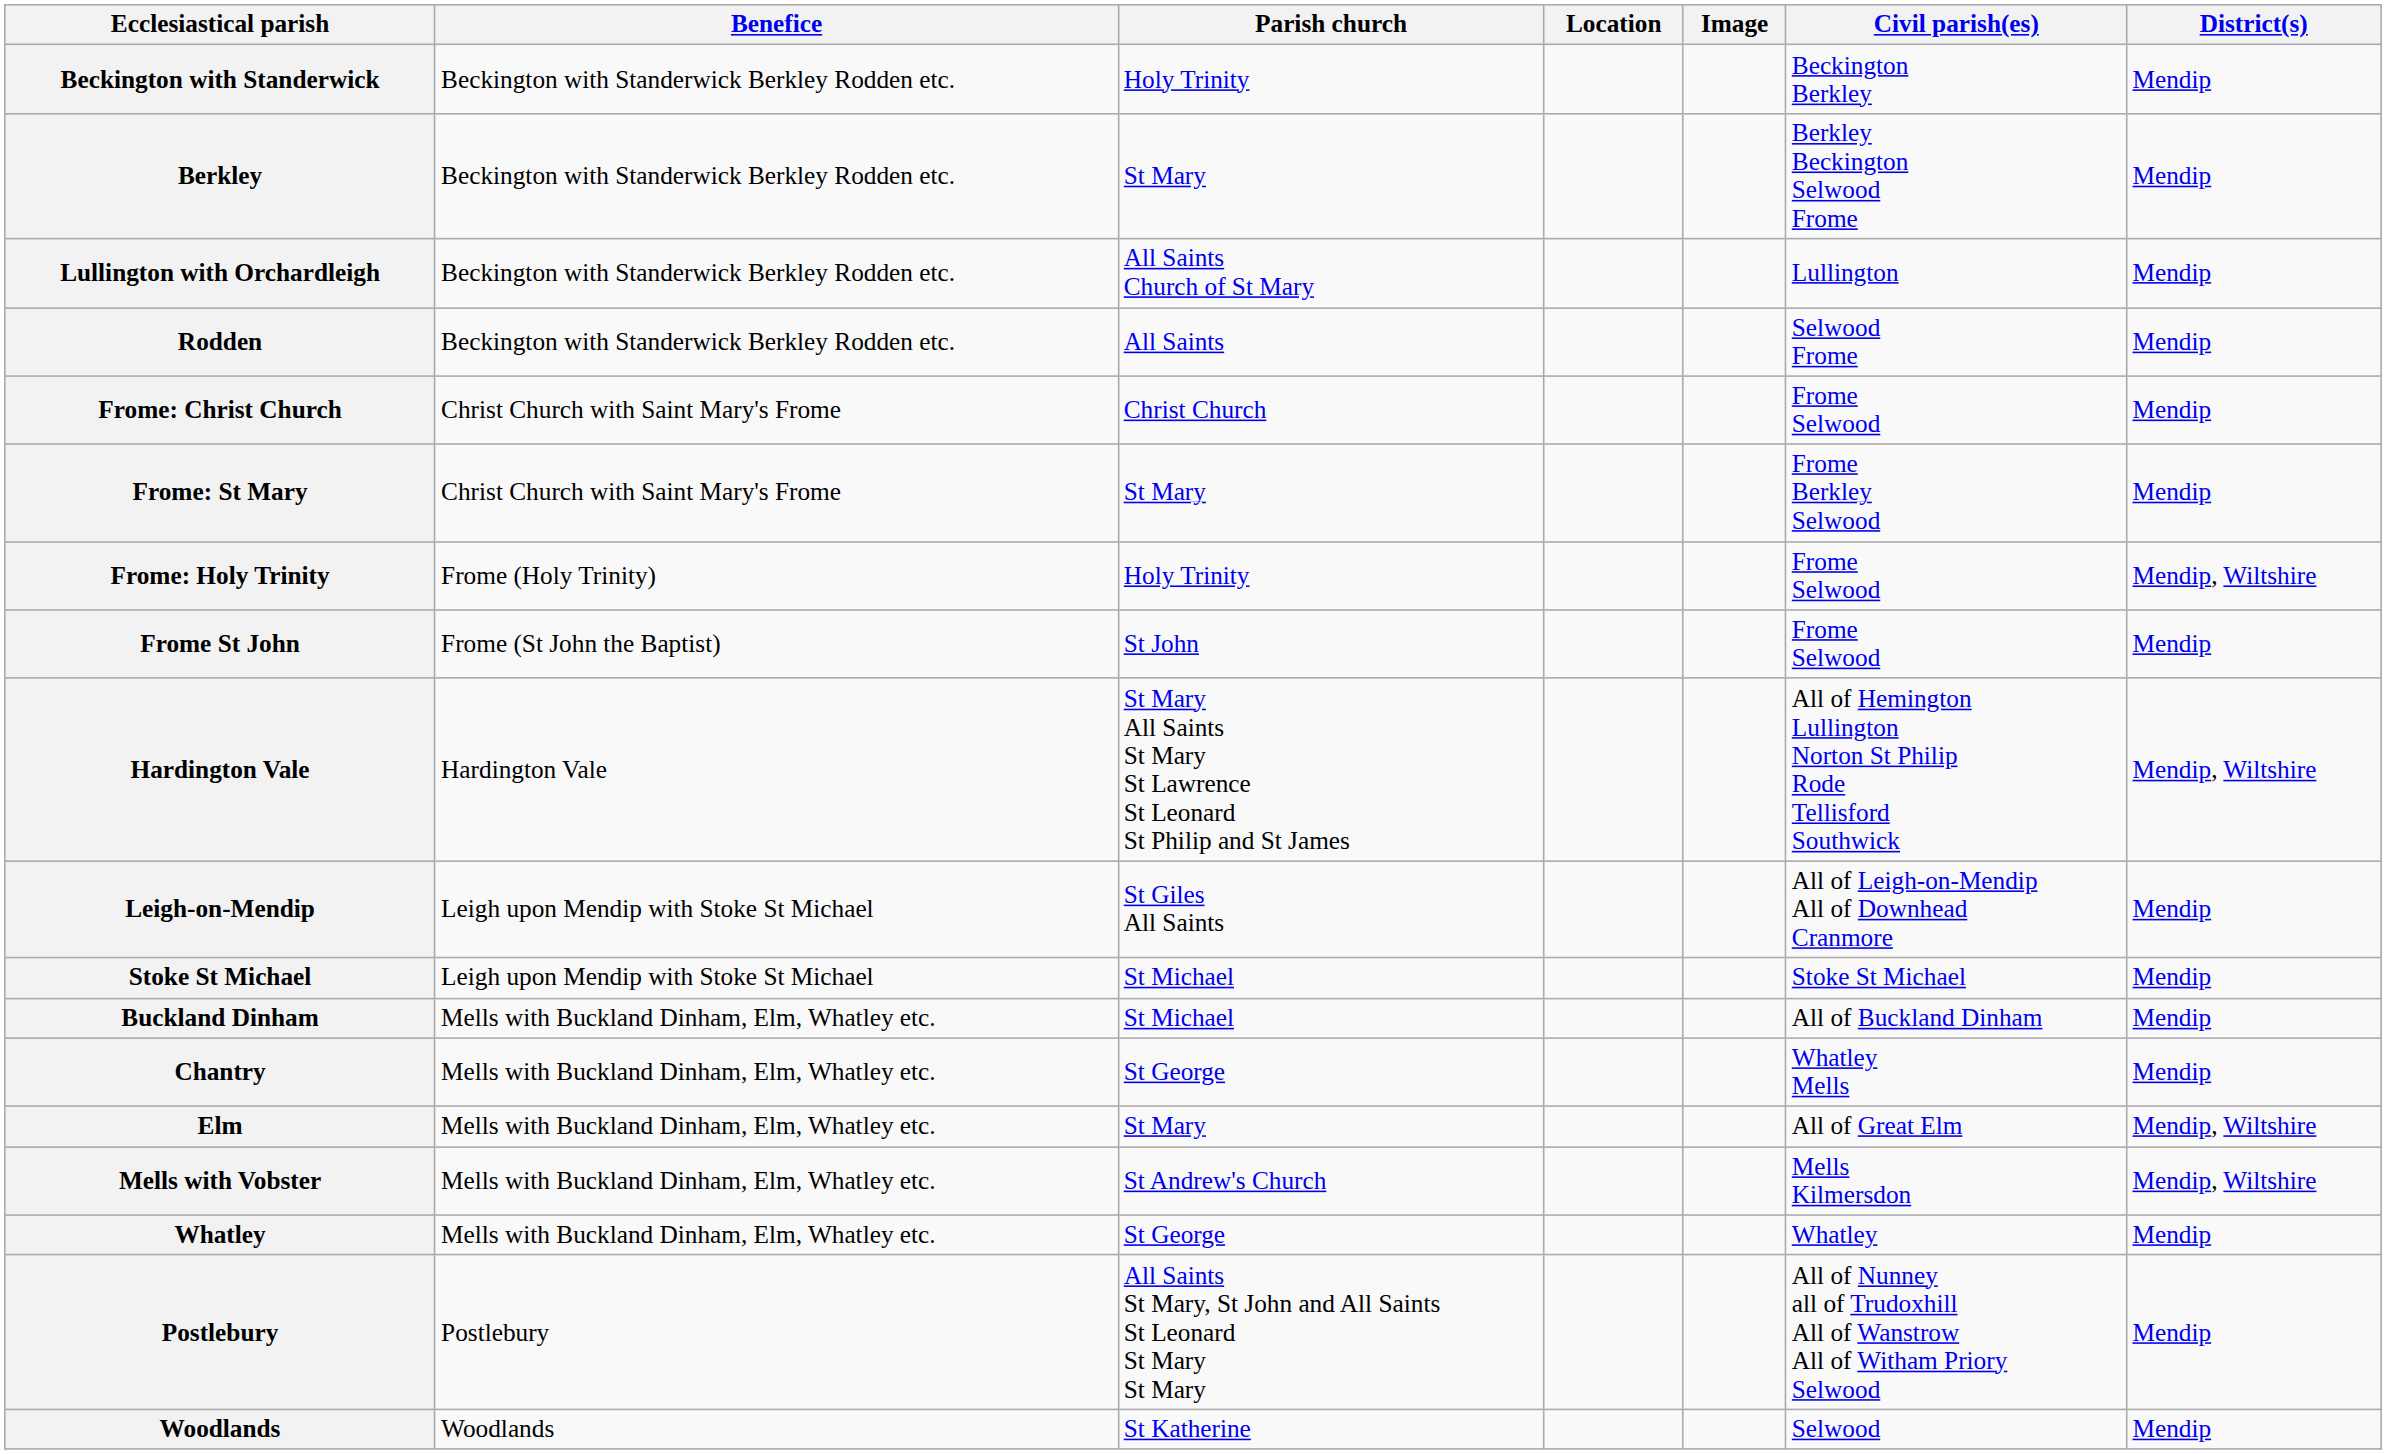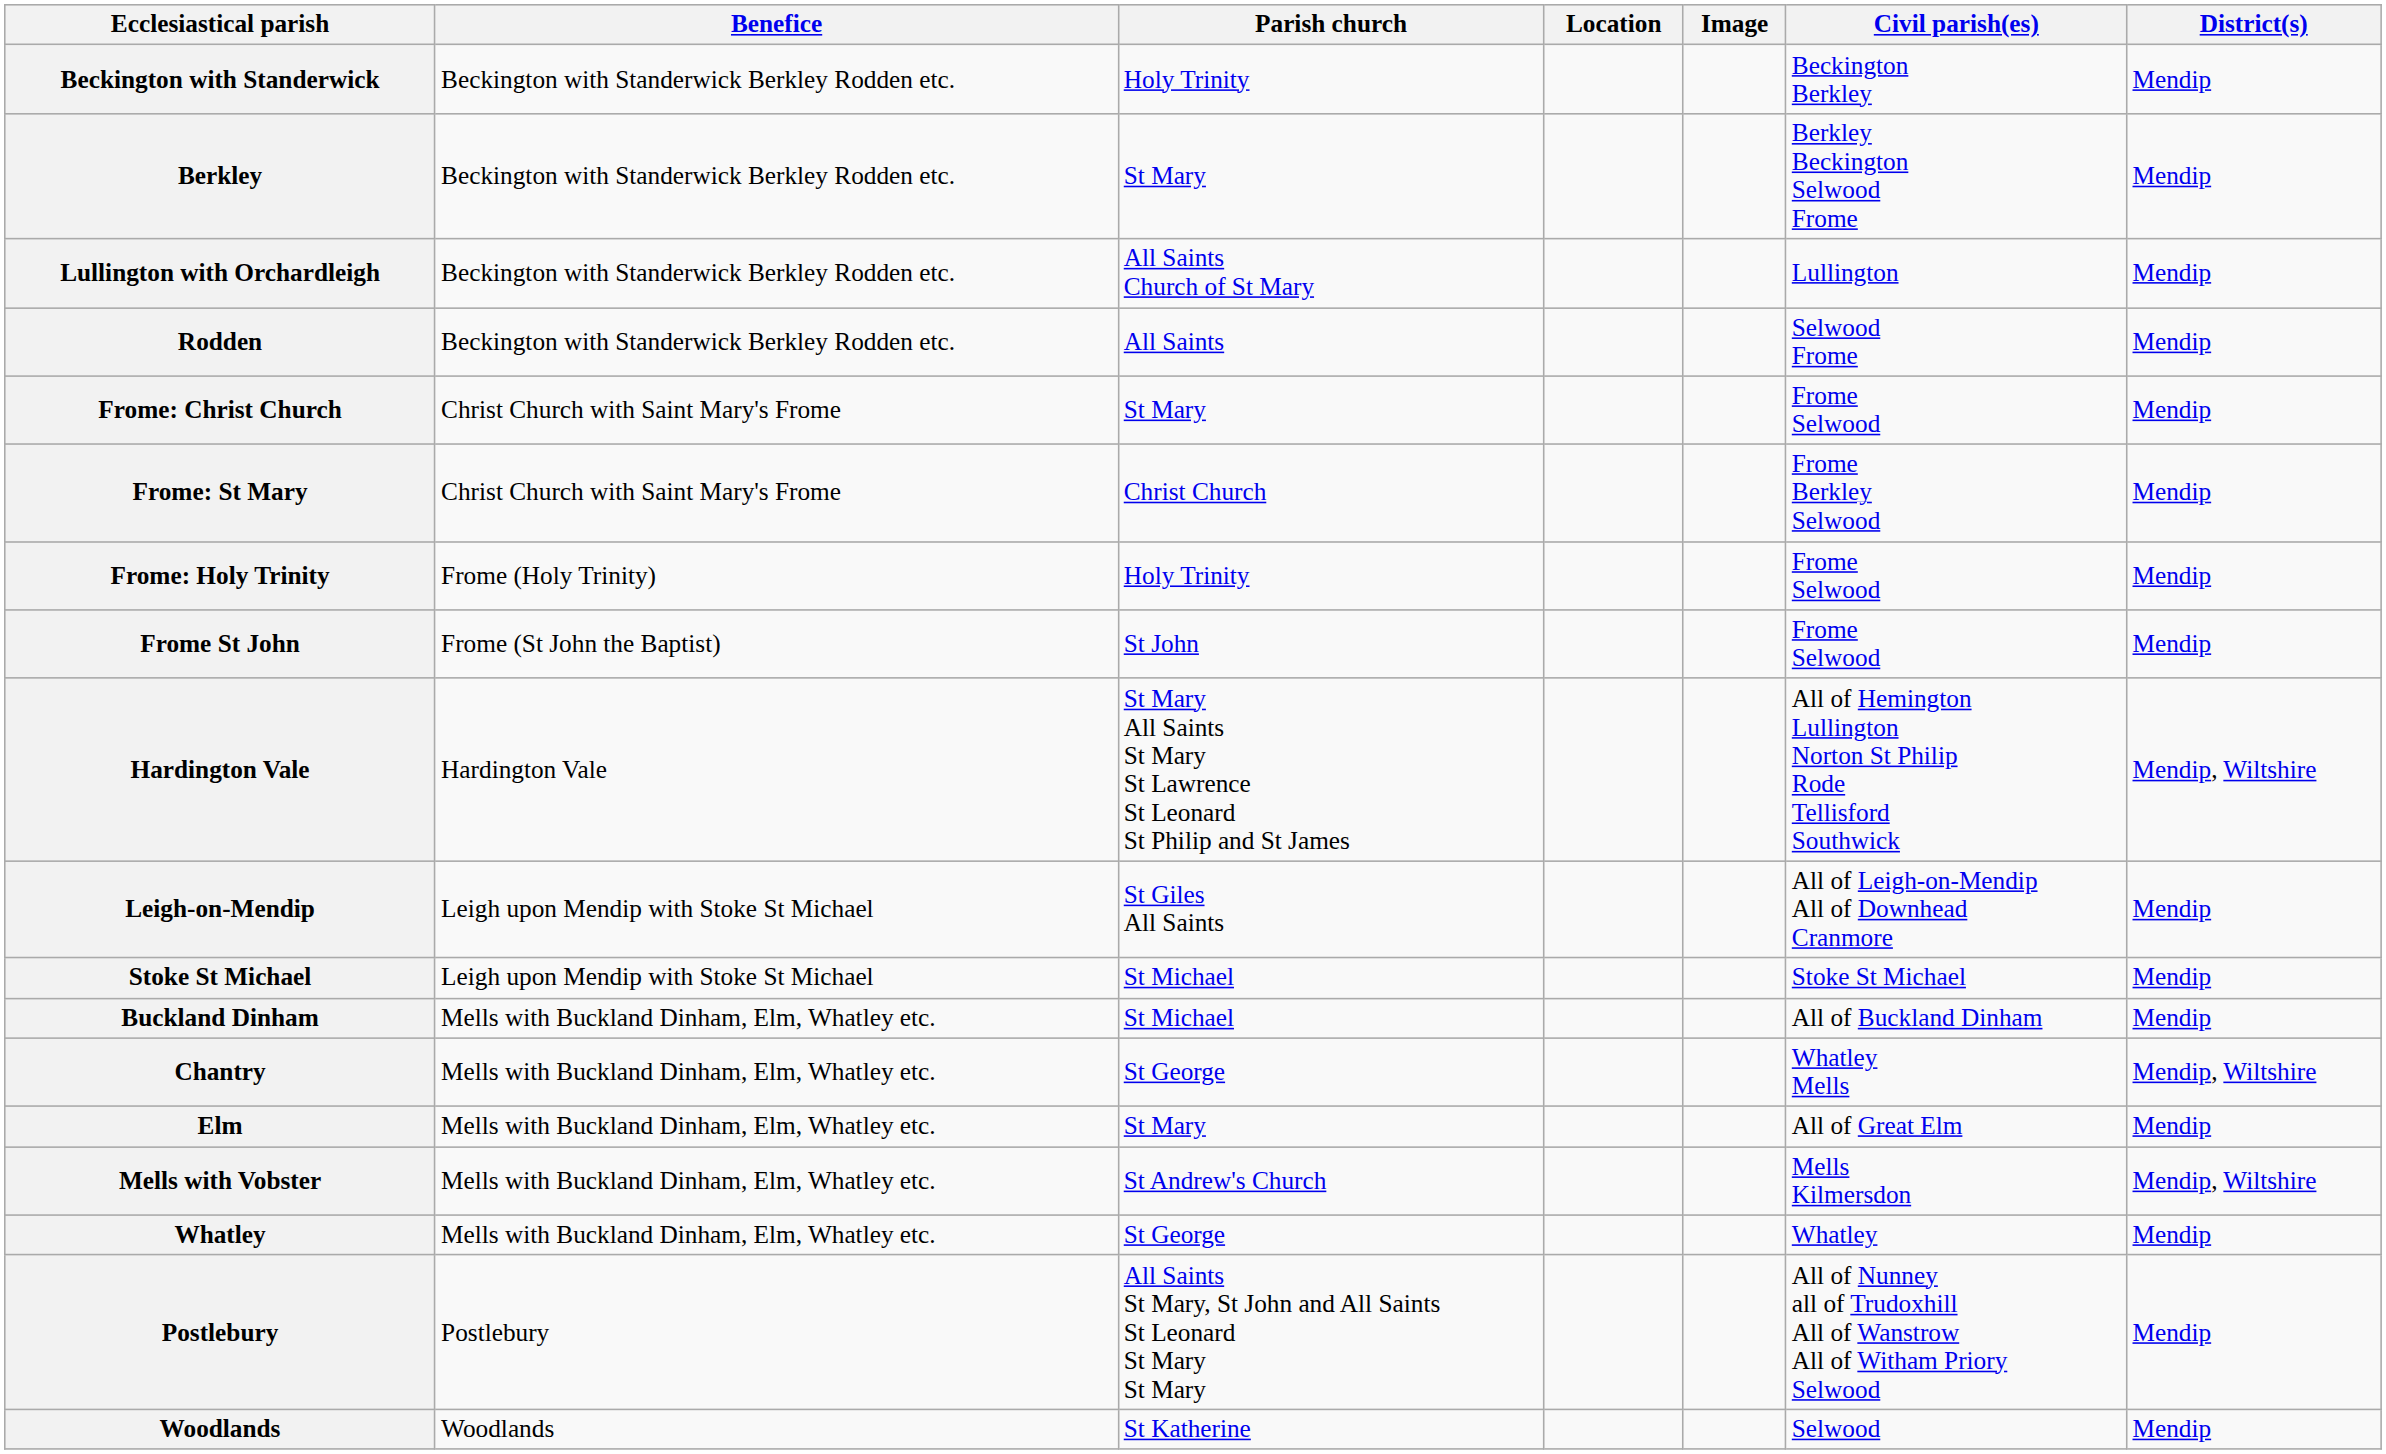(1195, 409) Christ Church -> (1165, 409) St Mary
(1165, 492) St Mary -> (1195, 492) Christ Church
(2224, 575) Mendip, Wiltshire -> (2172, 575) Mendip
(2172, 1071) Mendip -> (2224, 1071) Mendip, Wiltshire
(2224, 1126) Mendip, Wiltshire -> (2172, 1126) Mendip
